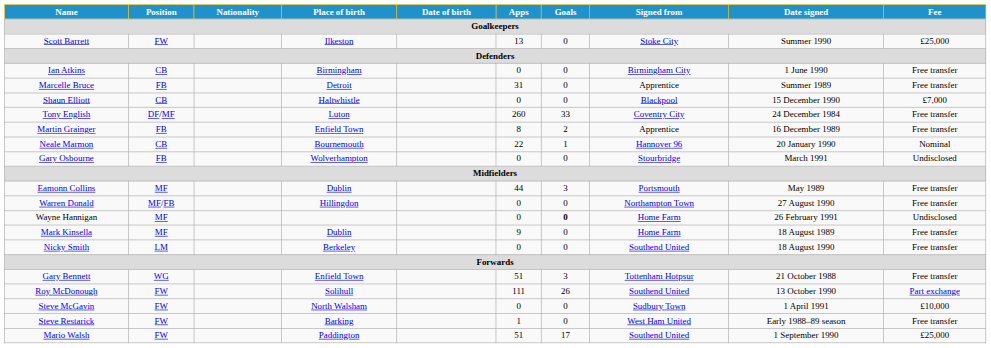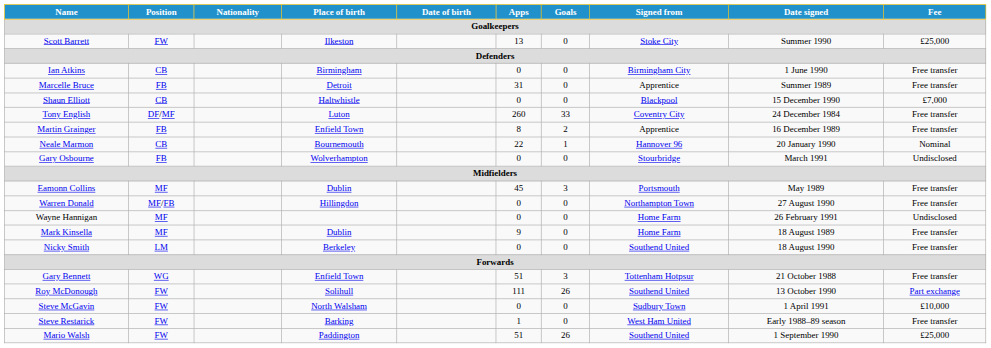(519, 188) 44 -> (519, 188) 45
(566, 218) bold -> (566, 218) normal
(566, 336) 17 -> (566, 336) 26
